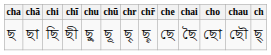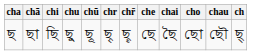- column: (72, 12)
